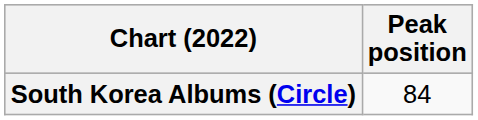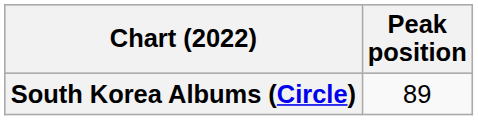(417, 93) 84 -> (417, 93) 89
